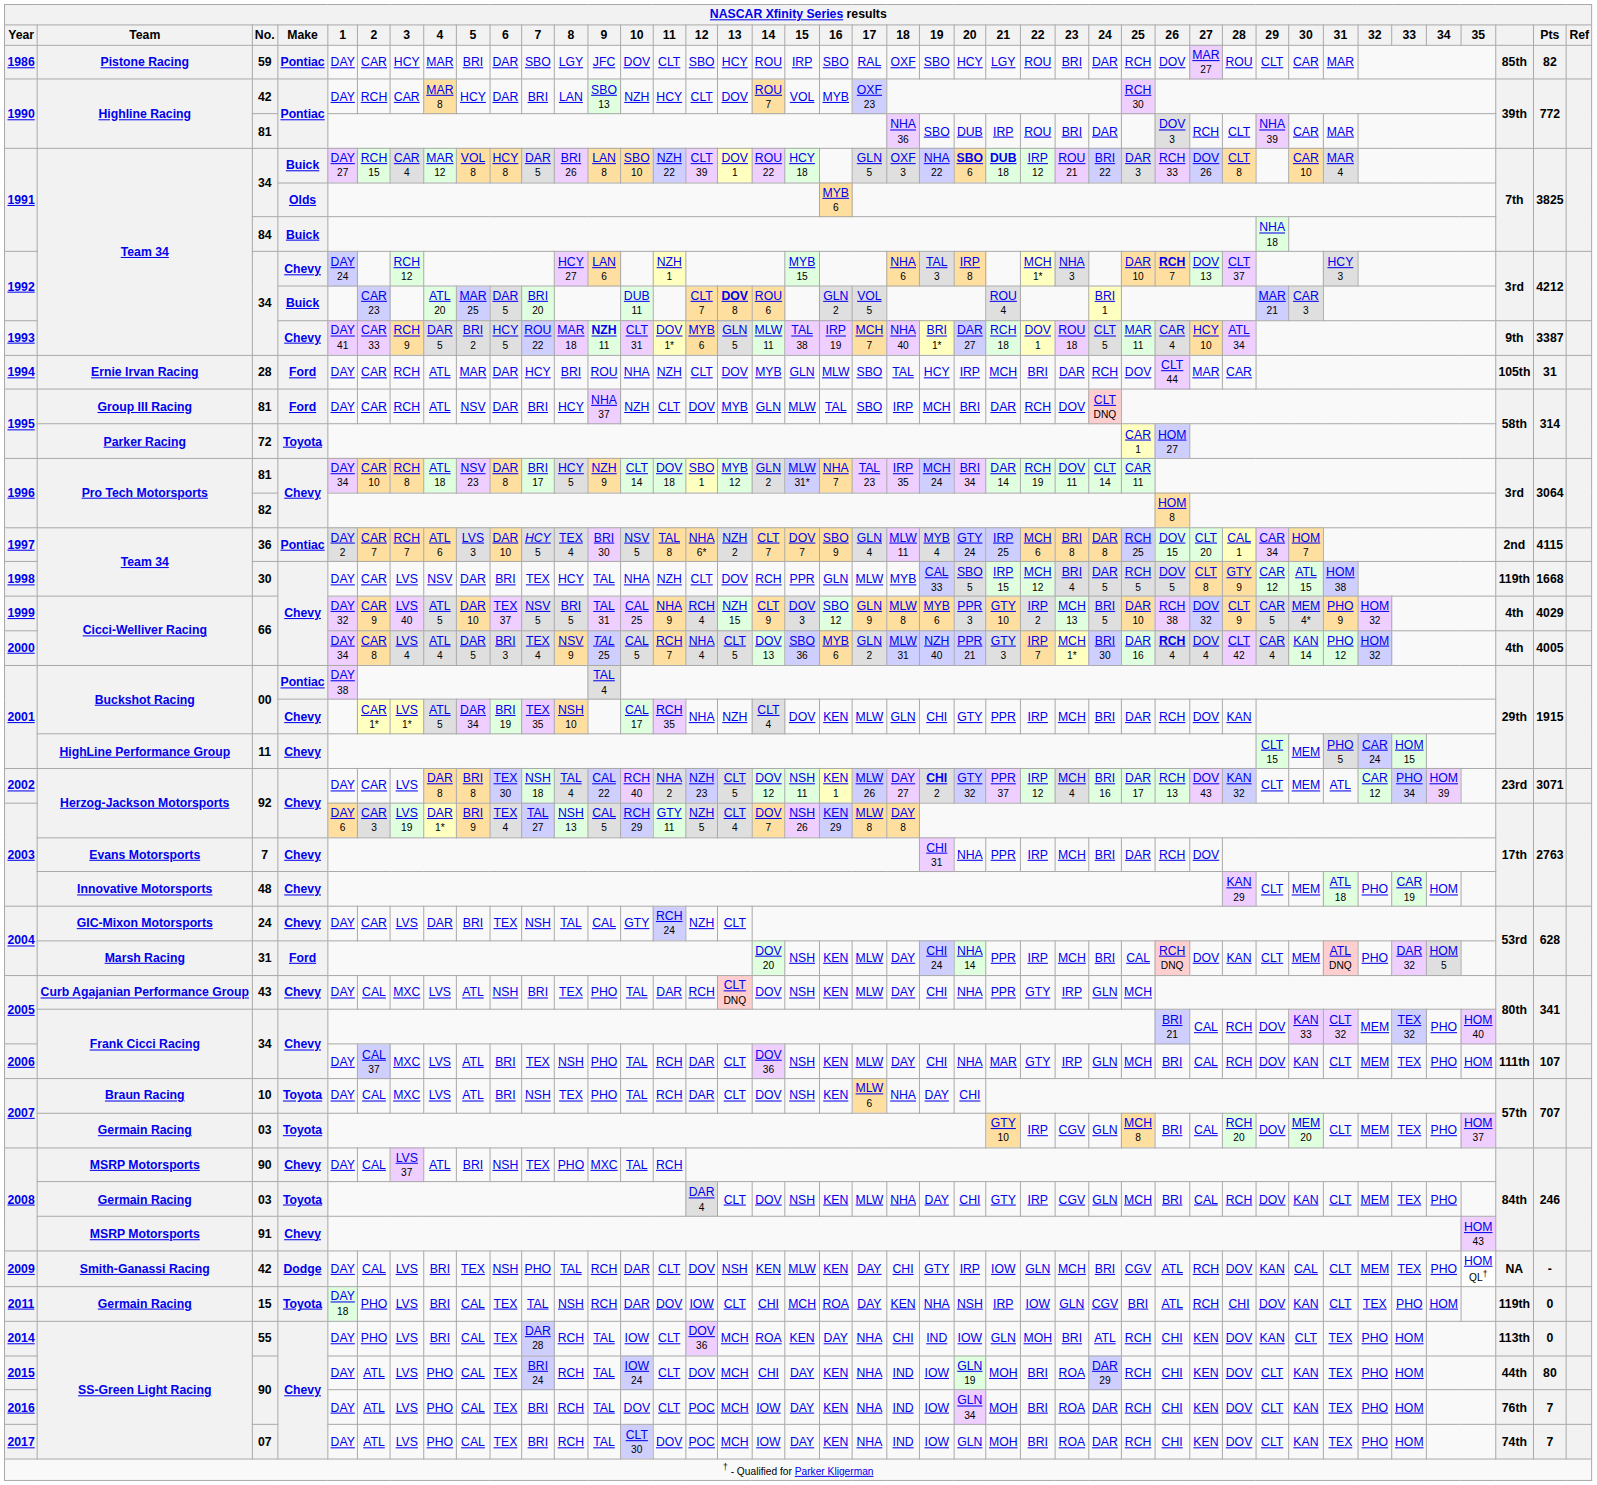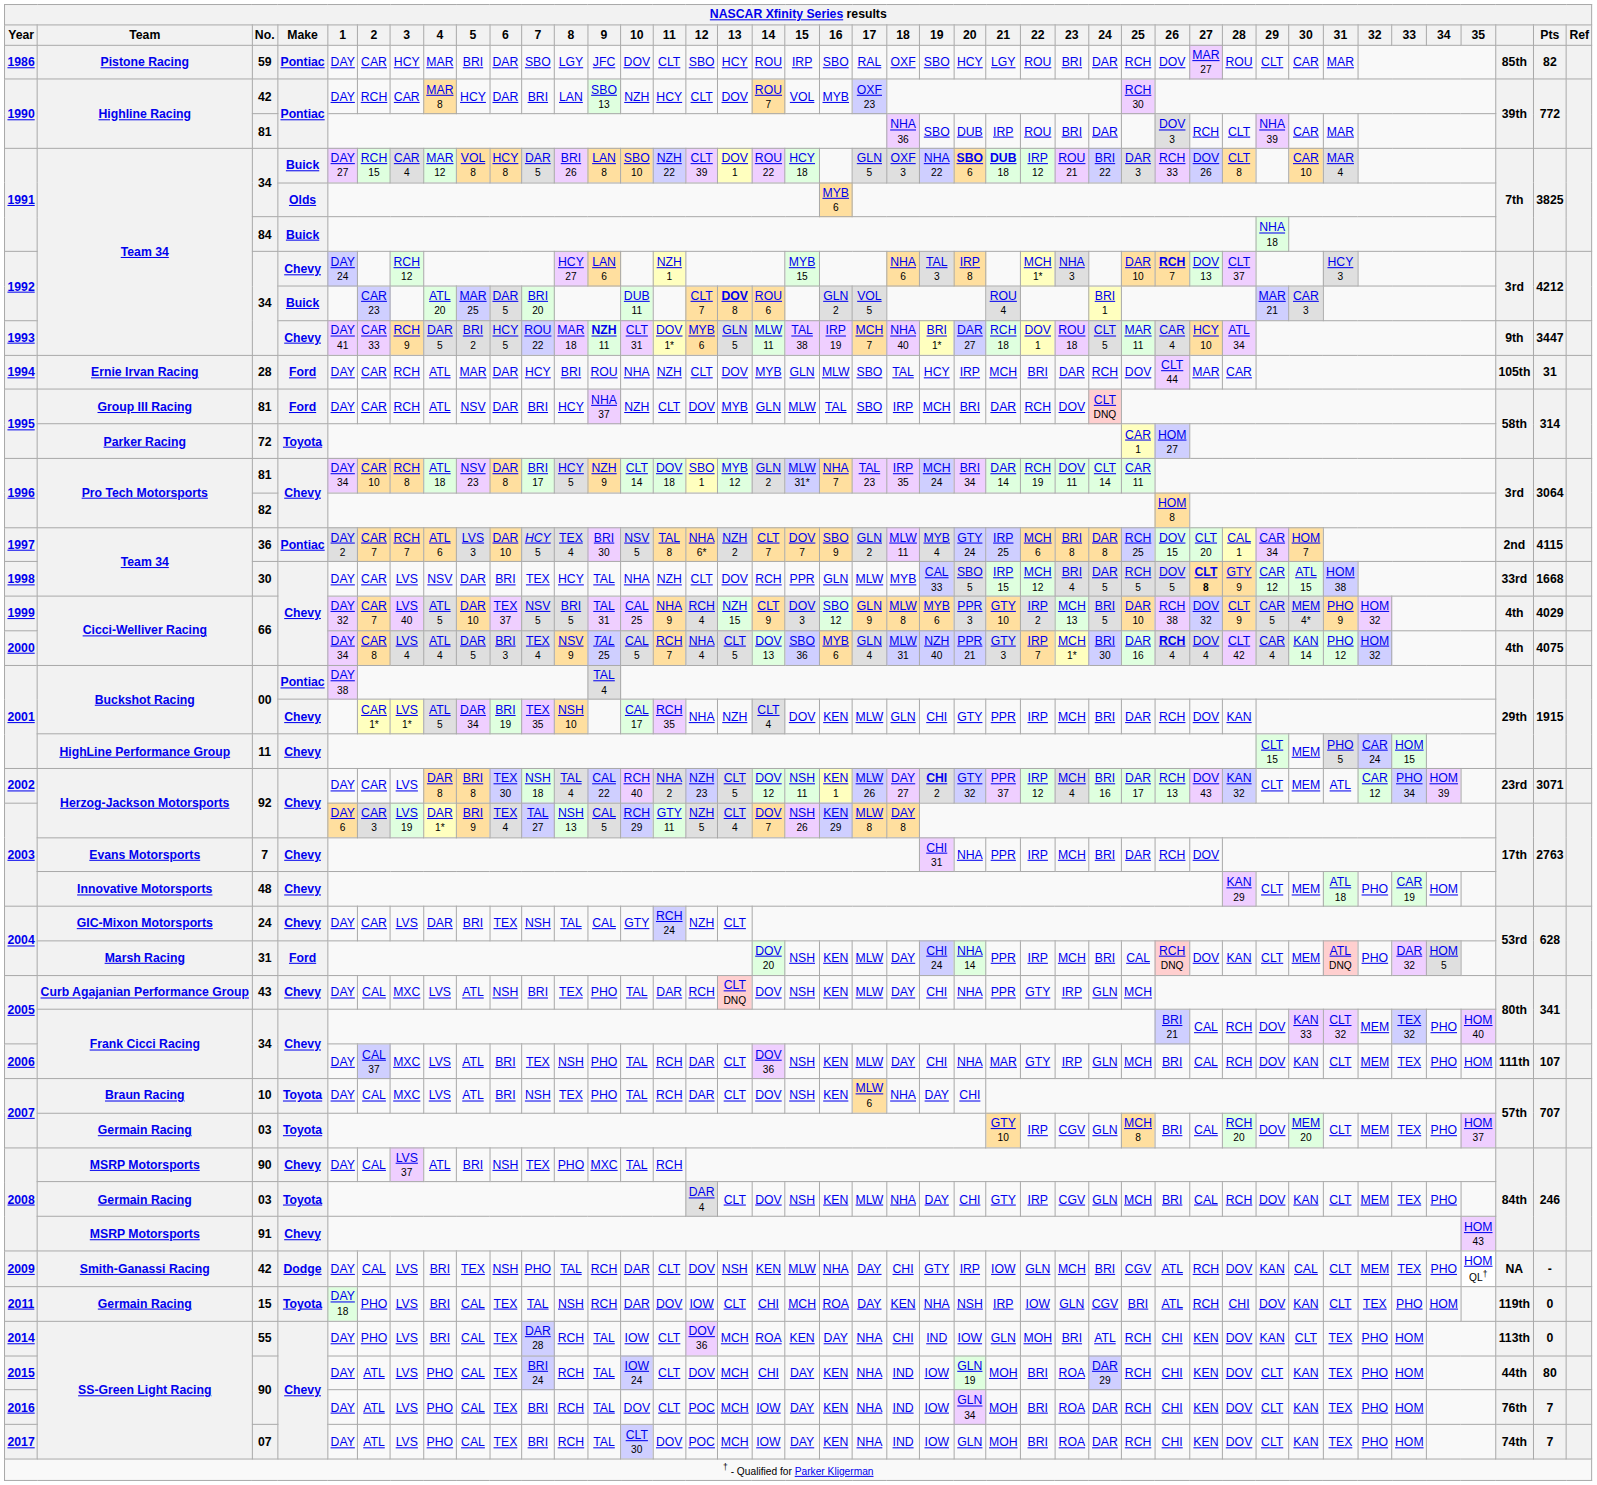(1550, 338) 3387 -> (1550, 338) 3447
(869, 544) GLN 4 -> (869, 544) GLN 2
(1206, 578) normal -> (1206, 579) bold
(1514, 579) 119th -> (1514, 579) 33rd
(374, 613) CAR 9 -> (374, 613) CAR 7
(869, 647) GLN 2 -> (869, 647) GLN 4
(1550, 648) 4005 -> (1550, 648) 4075
(836, 1269) KEN -> (836, 1269) NHA
